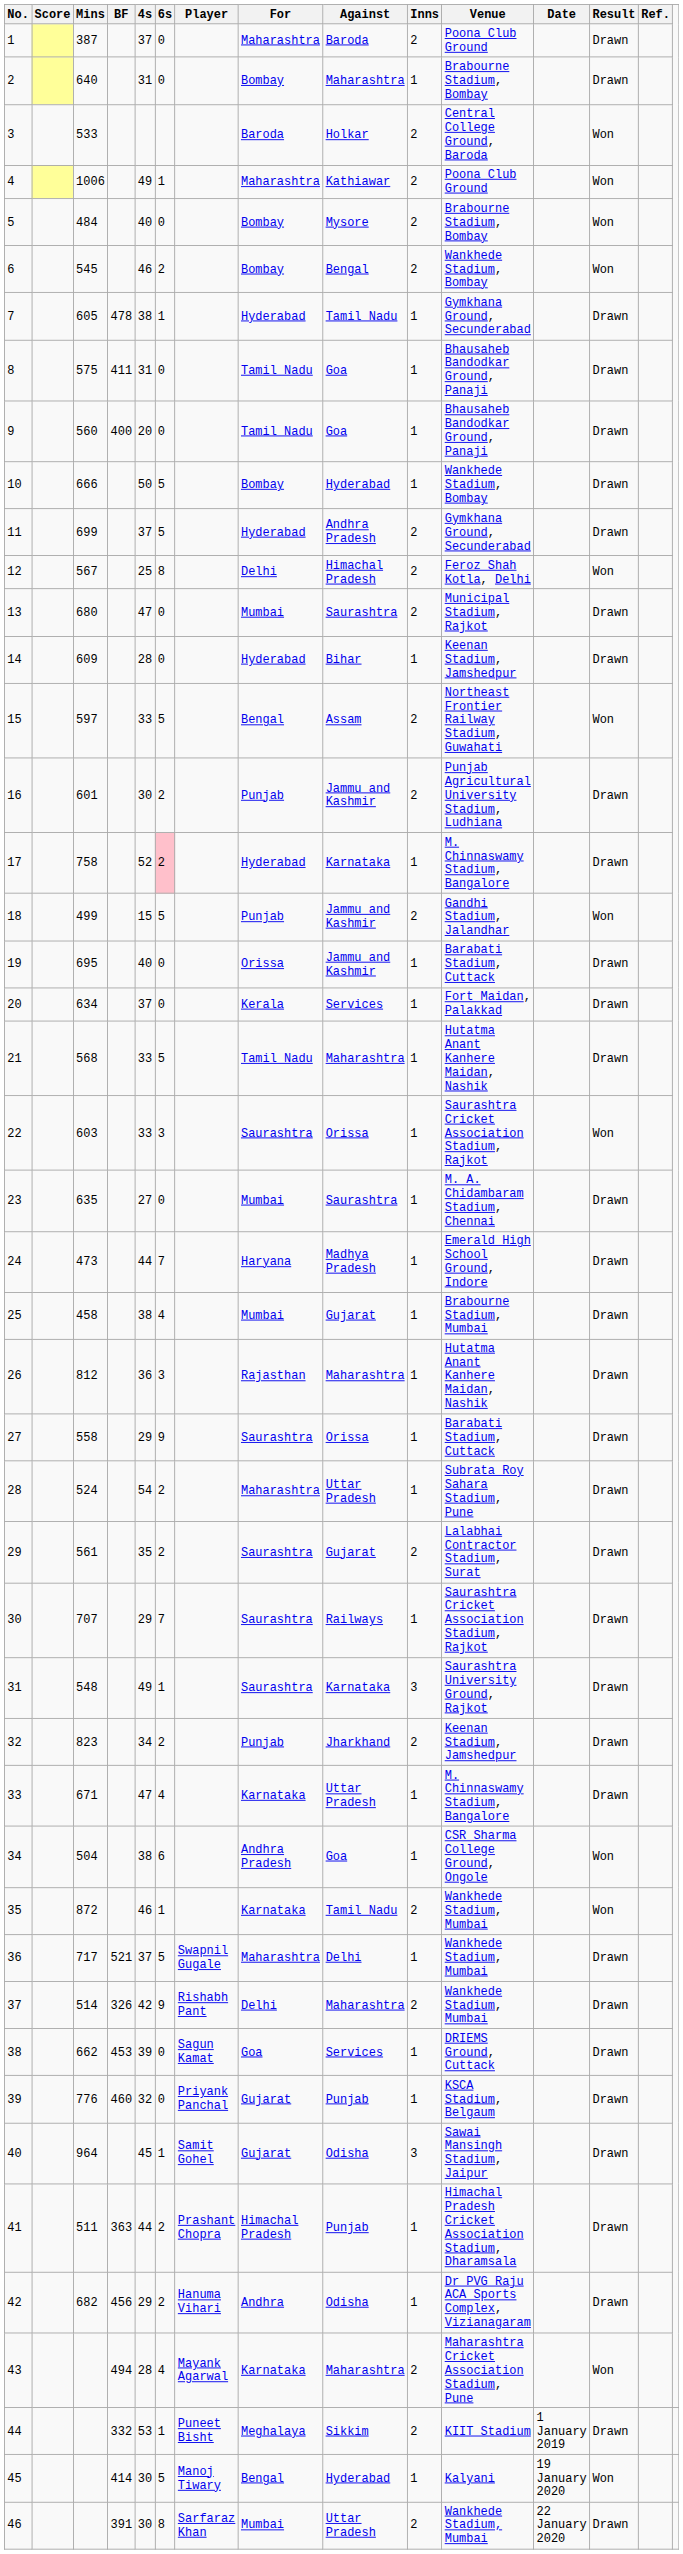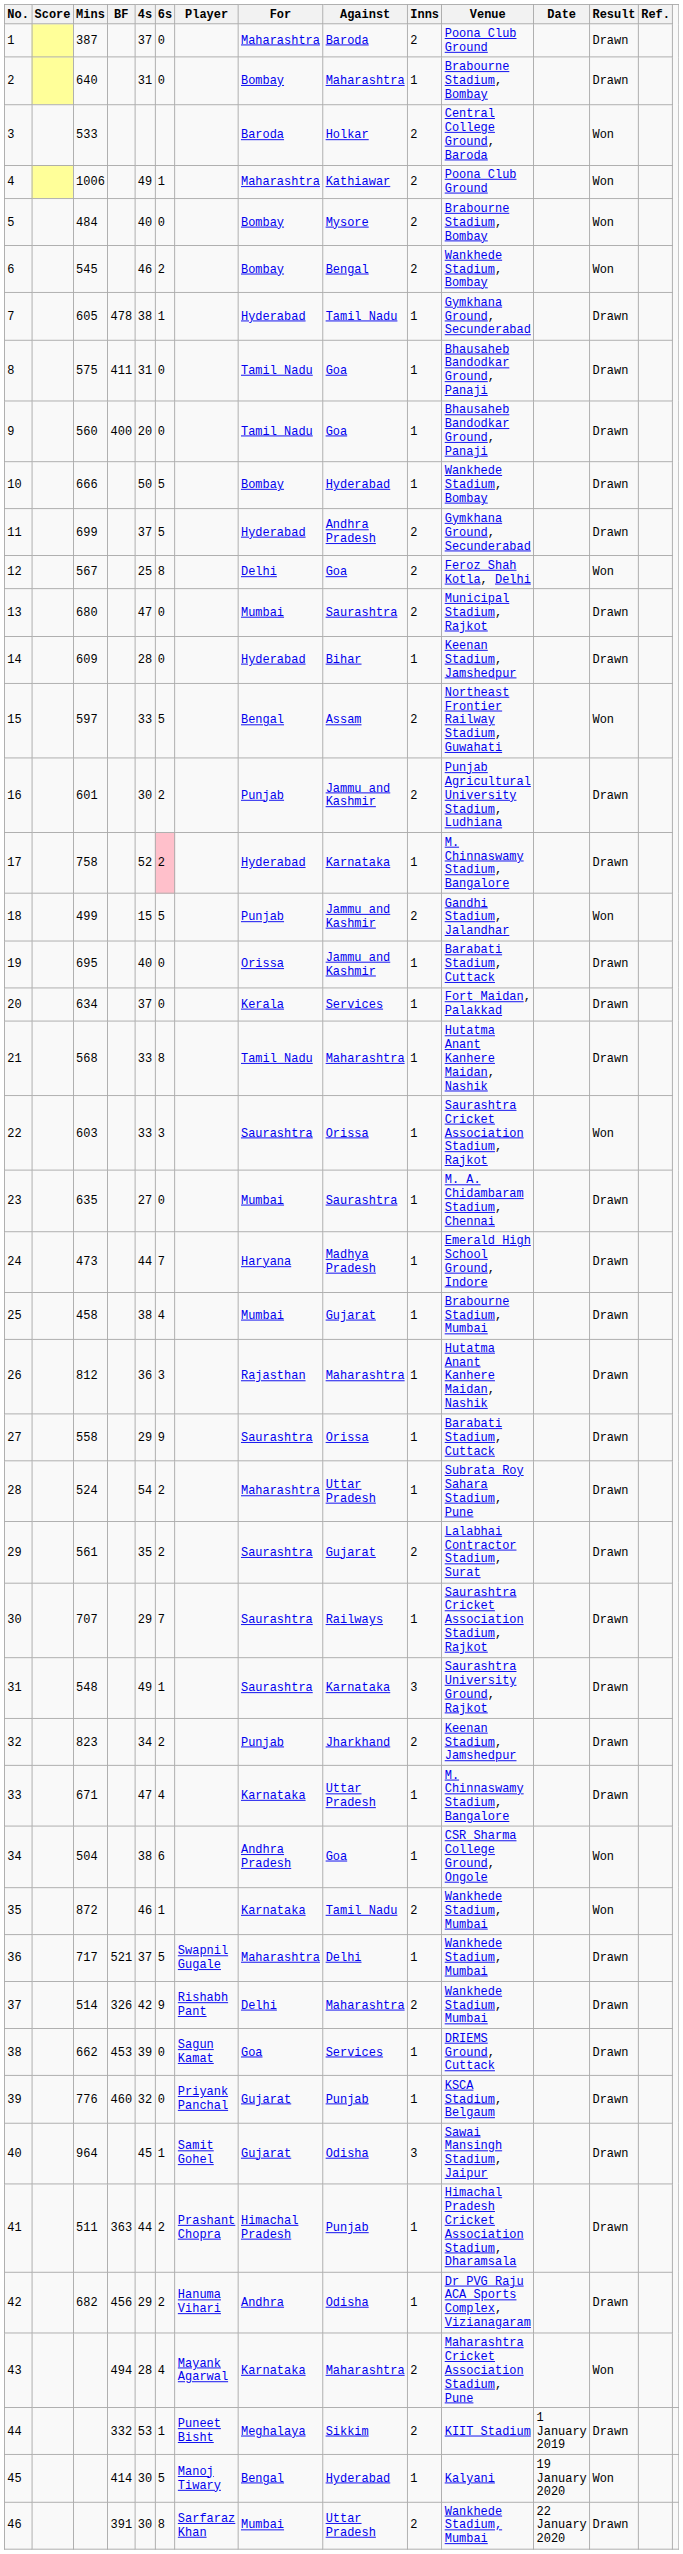(354, 572) Himachal Pradesh -> (336, 572) Goa
(161, 1058) 5 -> (161, 1058) 8
